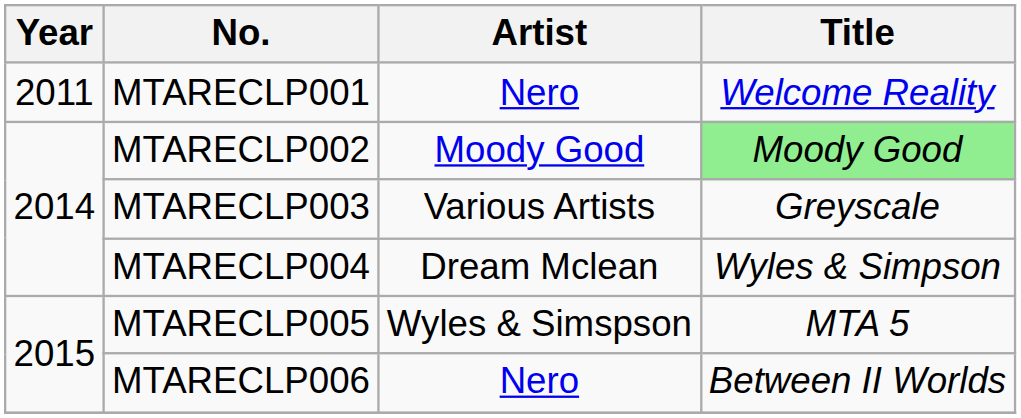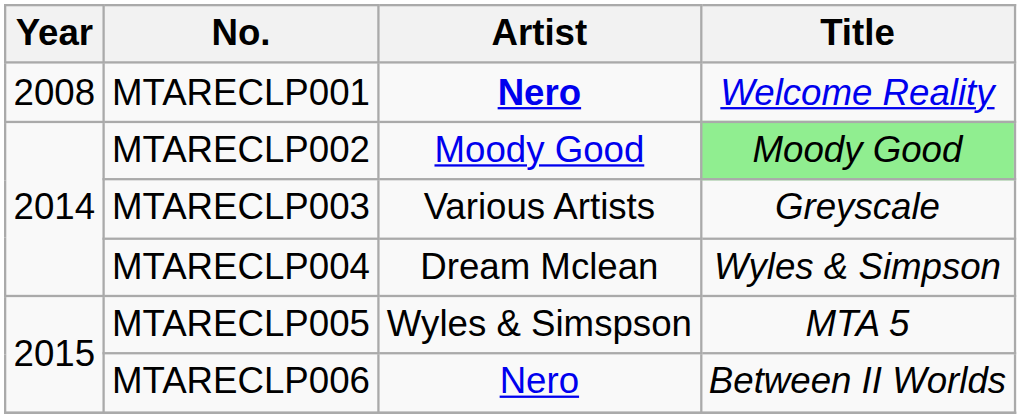(54, 91) 2011 -> (54, 91) 2008
(539, 91) normal -> (539, 91) bold
